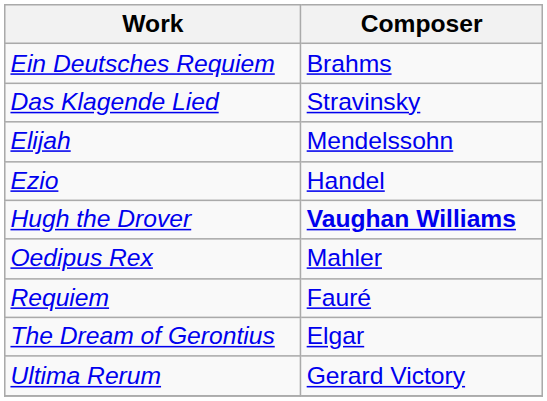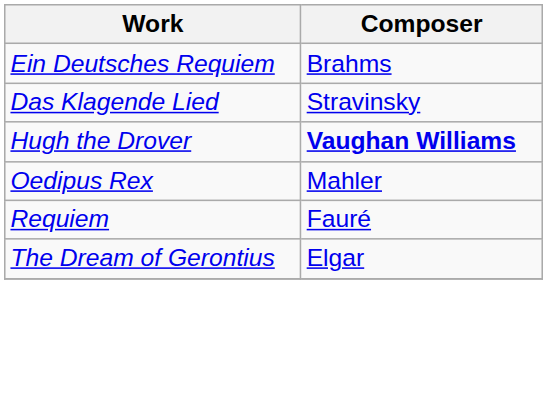- row: (41, 141)
- row: (34, 180)
- row: (86, 375)
